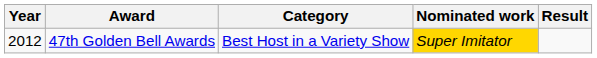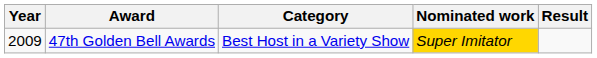(25, 40) 2012 -> (25, 40) 2009
